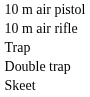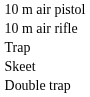rows swapped: (38, 66) <-> (20, 86)
